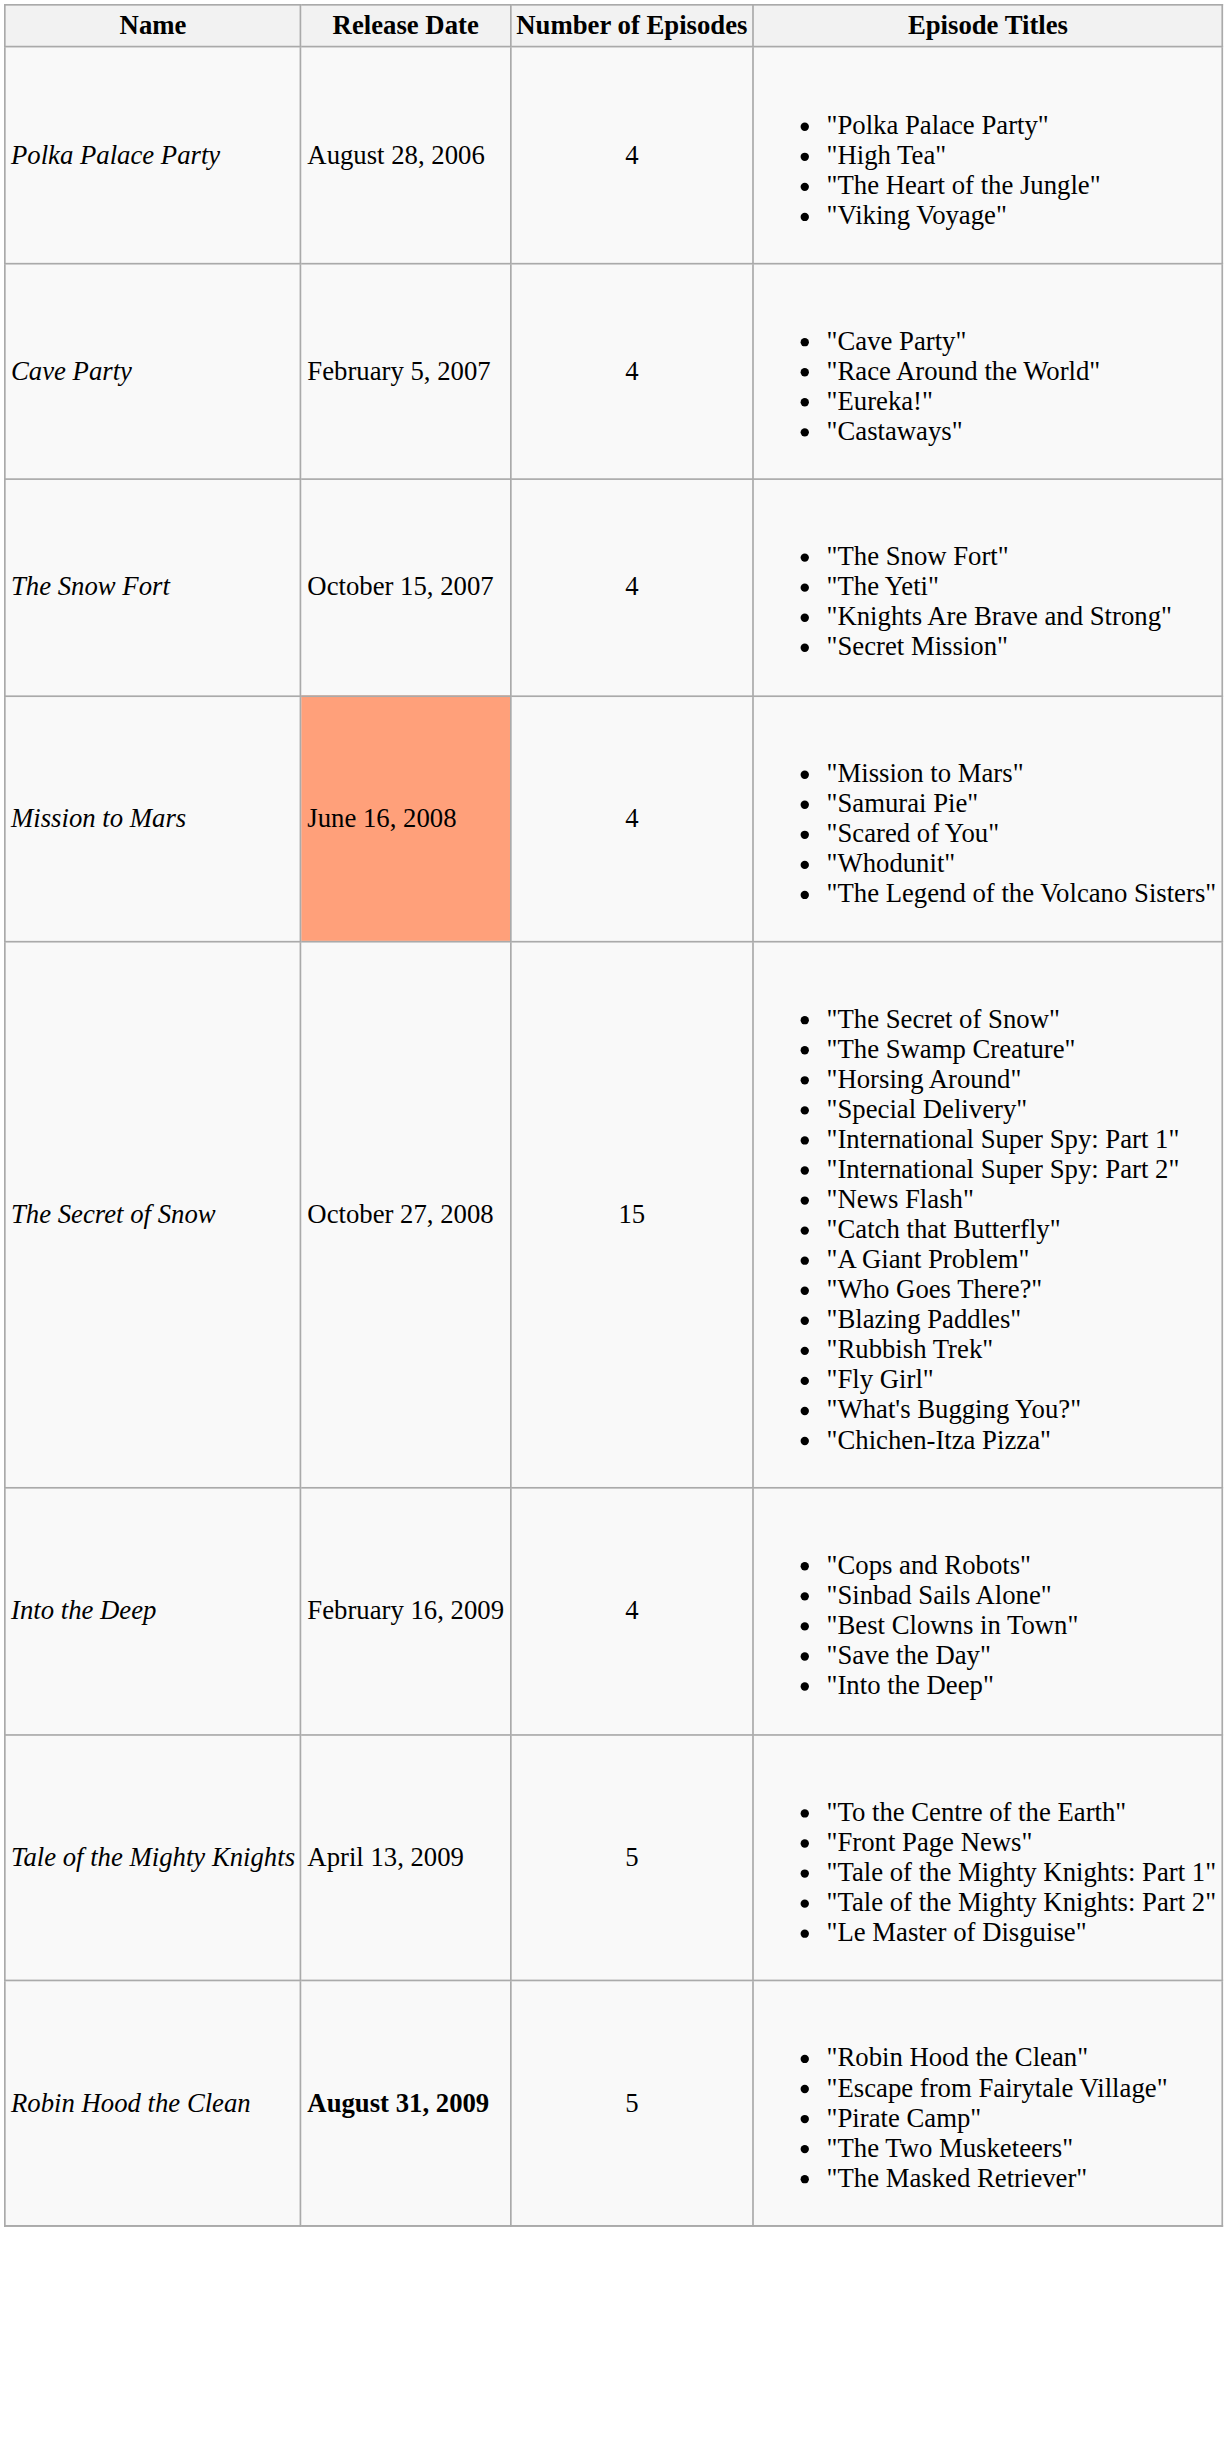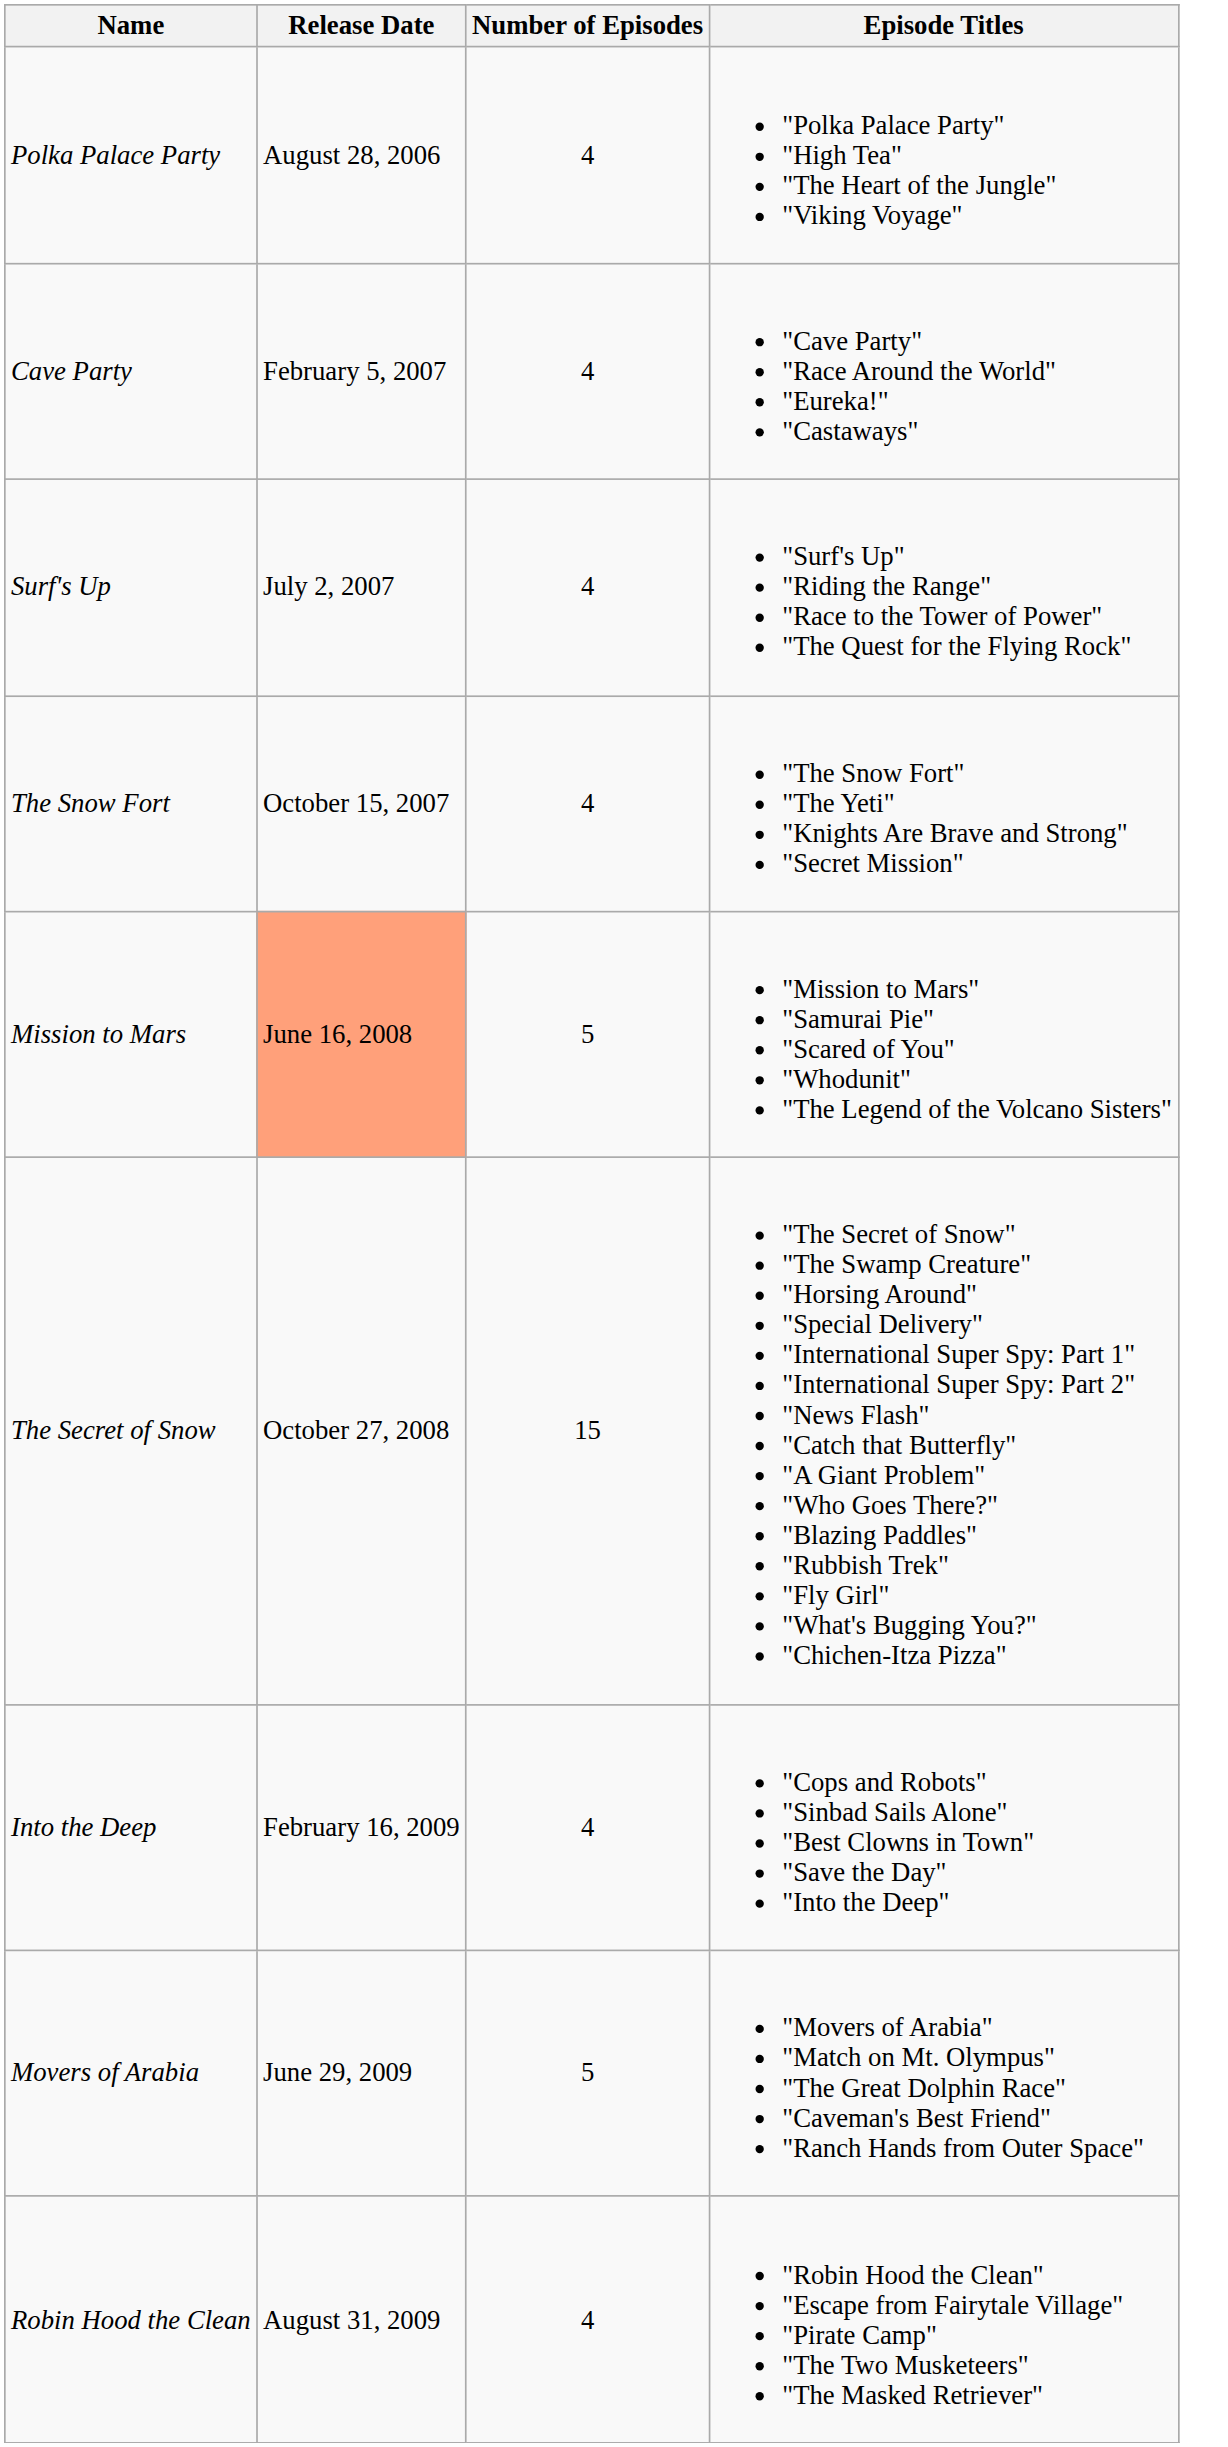+ row: (61, 587)
(632, 818) 4 -> (588, 1034) 5
- row: (153, 1857)
+ row: (105, 2073)
(398, 2103) bold -> (352, 2319) normal
(632, 2103) 5 -> (588, 2319) 4
